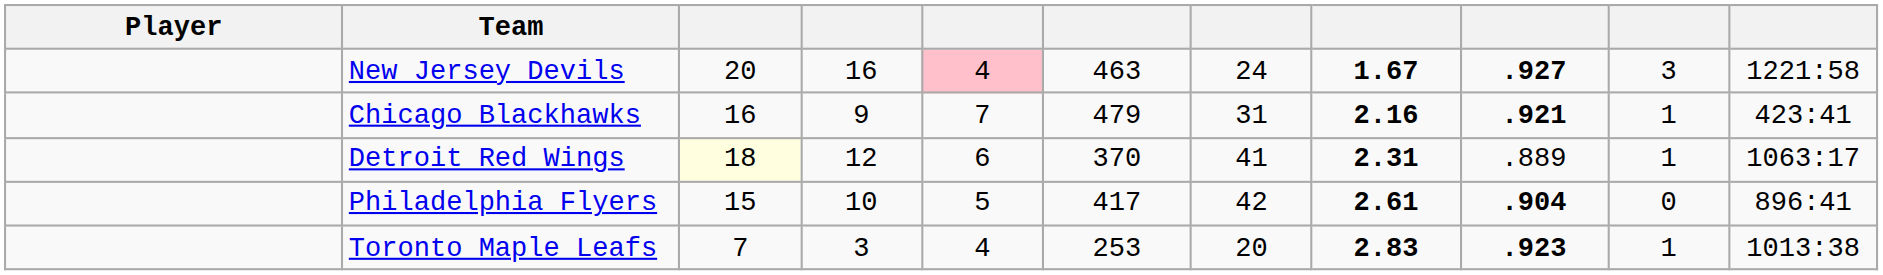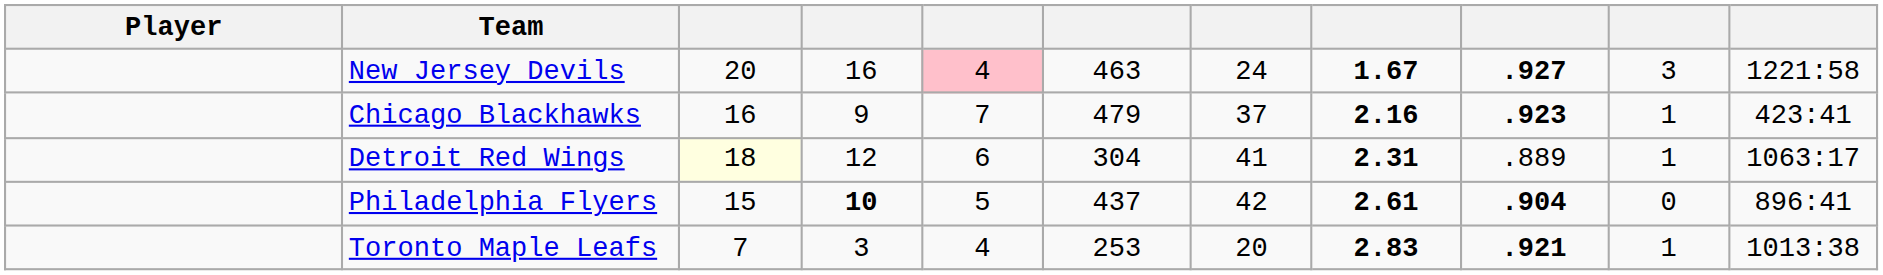(1251, 115) 31 -> (1251, 115) 37
(1534, 115) .921 -> (1534, 115) .923
(1117, 159) 370 -> (1117, 159) 304
(861, 203) normal -> (861, 203) bold
(1117, 203) 417 -> (1117, 203) 437
(1534, 247) .923 -> (1534, 247) .921
